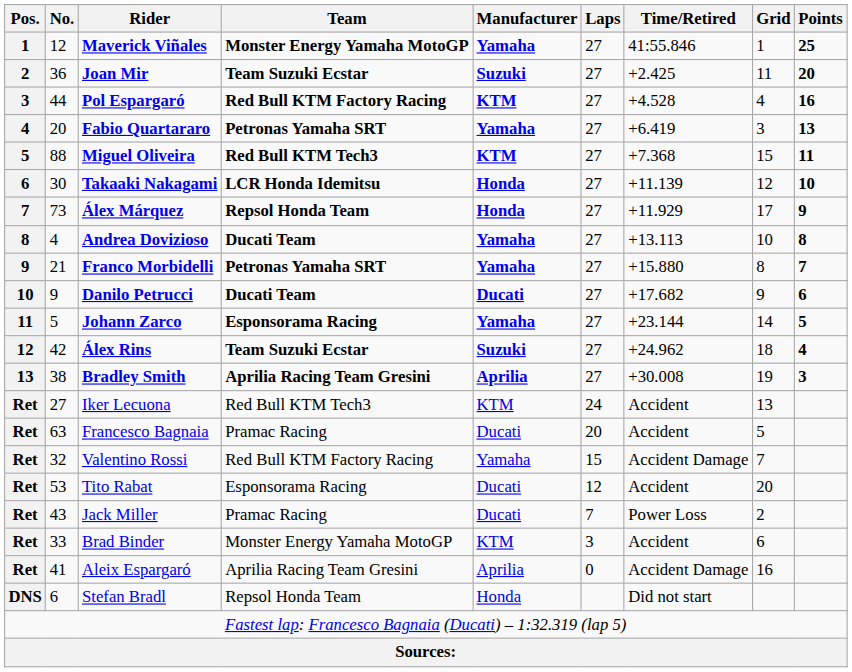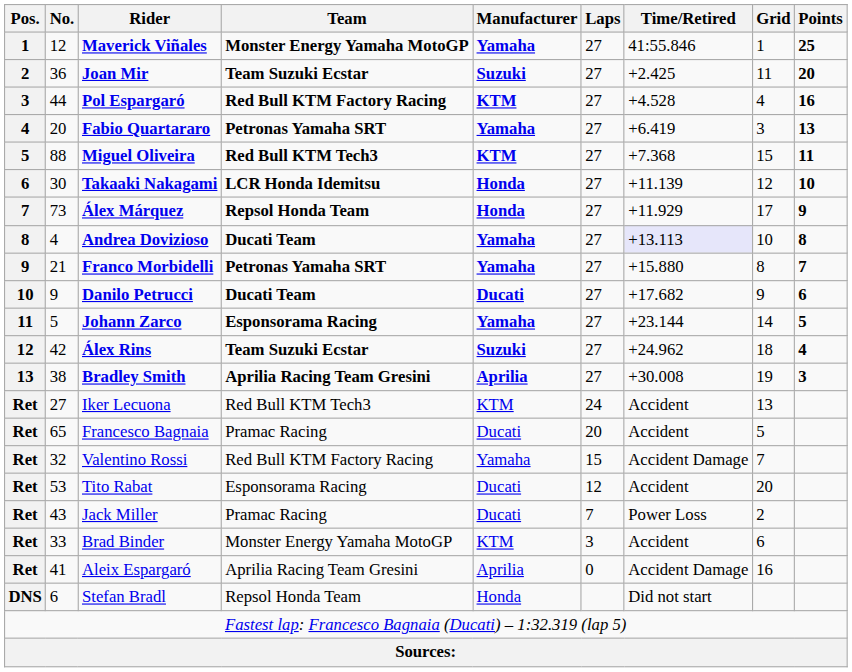(656, 239) no background -> (656, 239) lavender background
(58, 432) 63 -> (58, 432) 65
